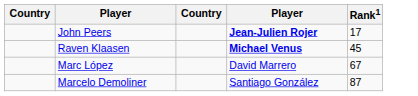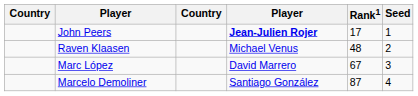+ column: (398, 14)
(266, 49) bold -> (264, 49) normal
(356, 49) 45 -> (356, 49) 48
